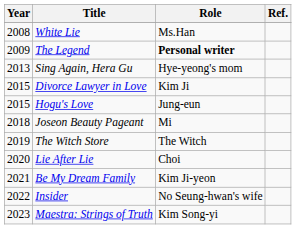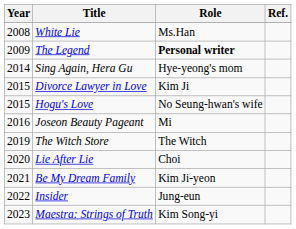(19, 68) 2013 -> (19, 68) 2014
(179, 104) Jung-eun -> (210, 104) No Seung-hwan's wife
(19, 123) 2018 -> (19, 123) 2016
(210, 196) No Seung-hwan's wife -> (179, 196) Jung-eun
